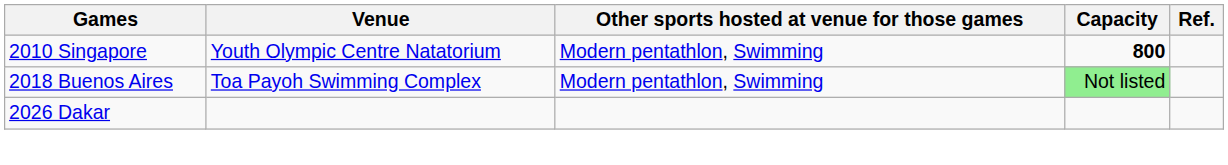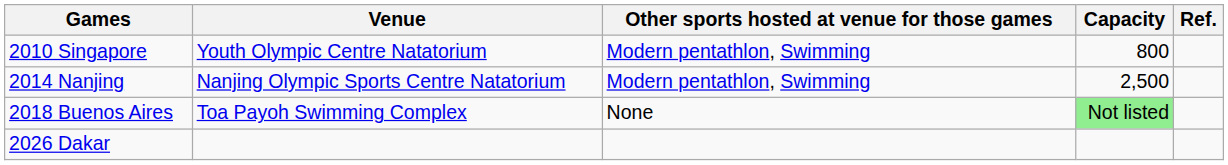(1149, 50) bold -> (1153, 50) normal
+ row: (67, 81)
(692, 81) Modern pentathlon, Swimming -> (630, 112) None
